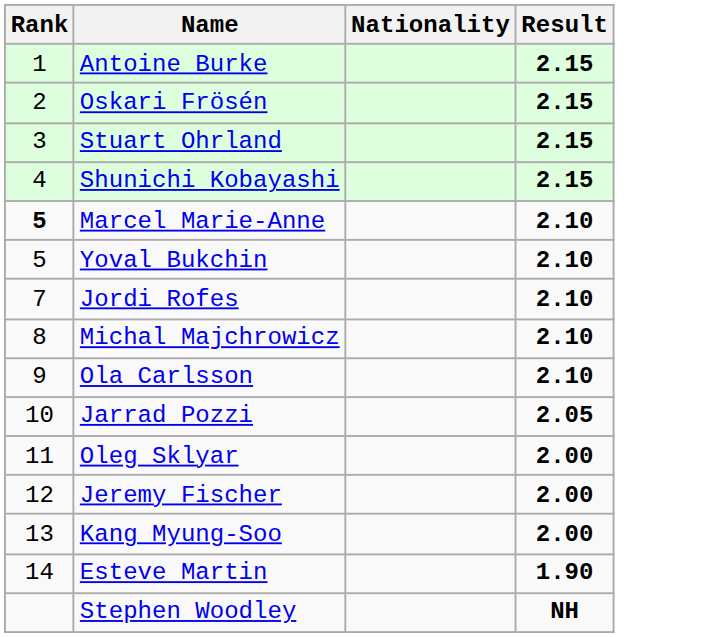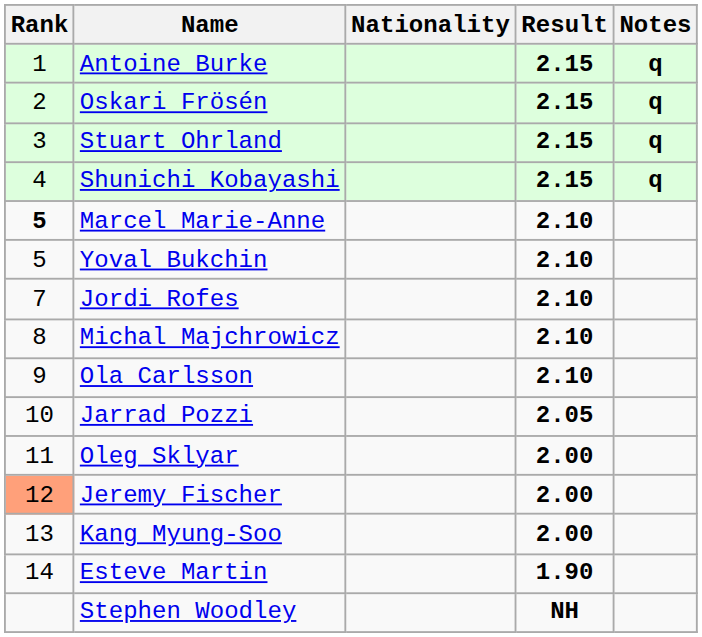+ column: (655, 25)
(40, 495) no background -> (40, 495) lightsalmon background
